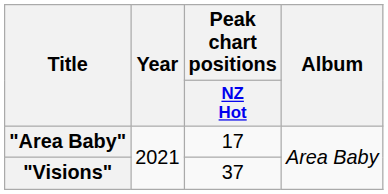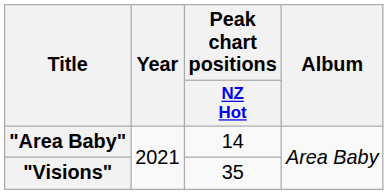(233, 141) 17 -> (233, 141) 14
(233, 172) 37 -> (233, 172) 35
